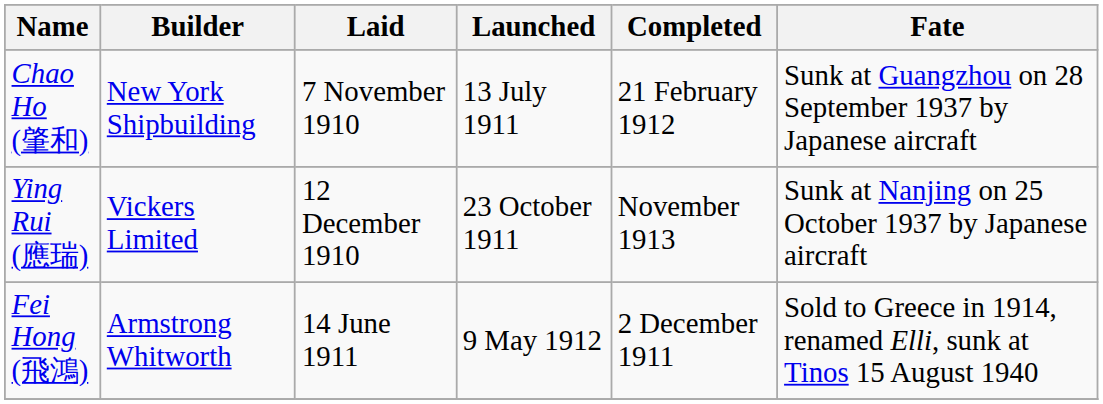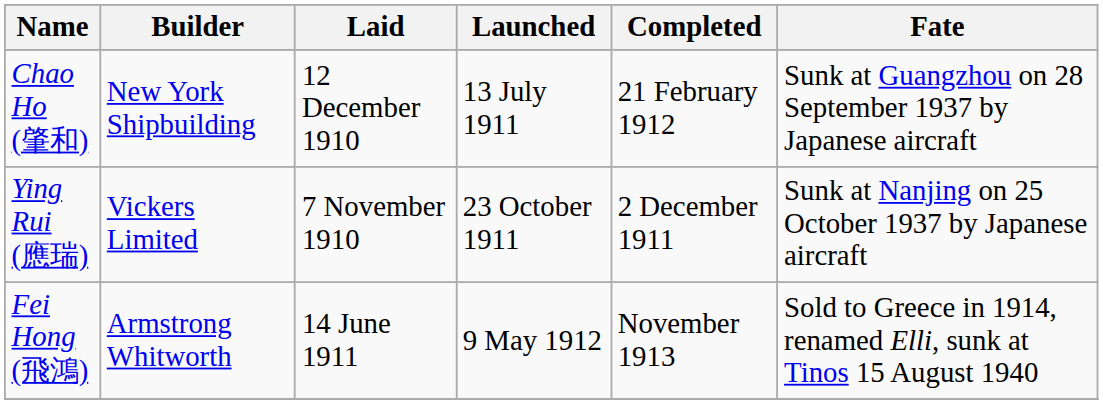(374, 108) 7 November 1910 -> (361, 108) 12 December 1910
(361, 223) 12 December 1910 -> (374, 223) 7 November 1910
(678, 223) November 1913 -> (688, 223) 2 December 1911
(688, 339) 2 December 1911 -> (678, 339) November 1913
